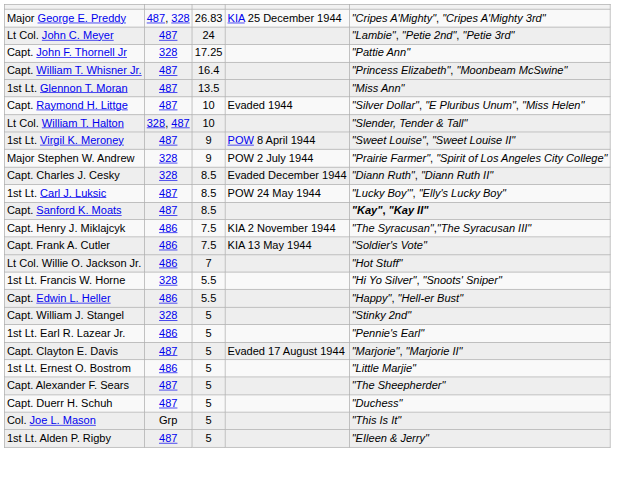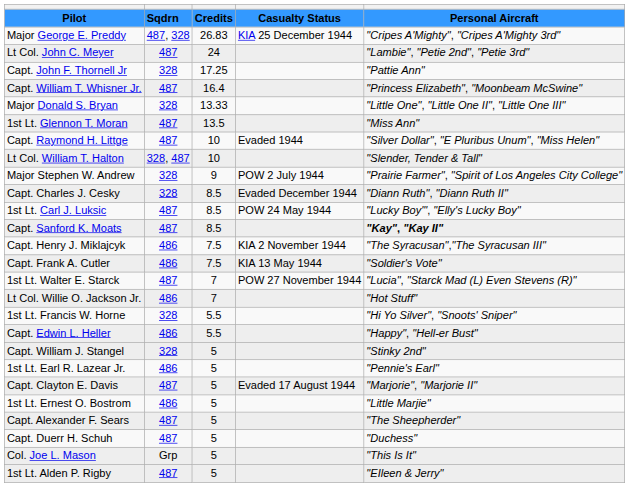+ row: (74, 18)
+ row: (62, 105)
- row: (65, 140)
+ row: (63, 280)
